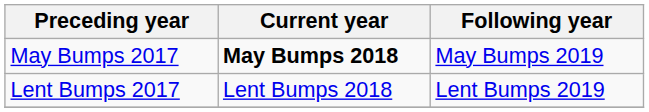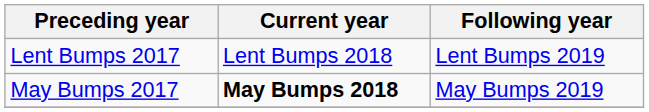rows swapped: (95, 55) <-> (95, 90)
